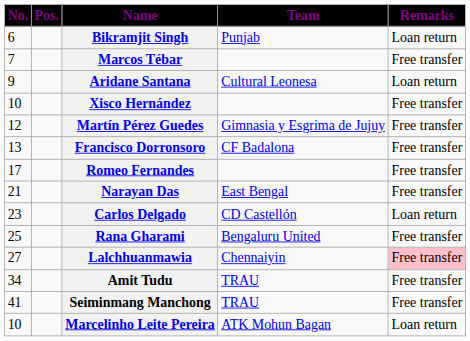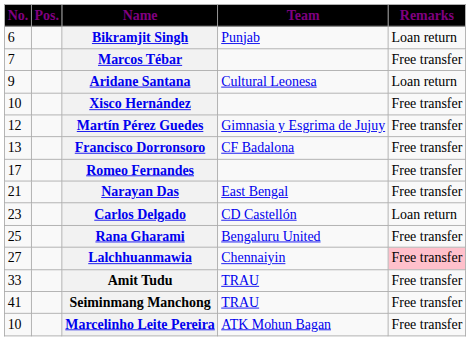(15, 280) 34 -> (15, 280) 33
(424, 324) Loan return -> (427, 324) Free transfer
